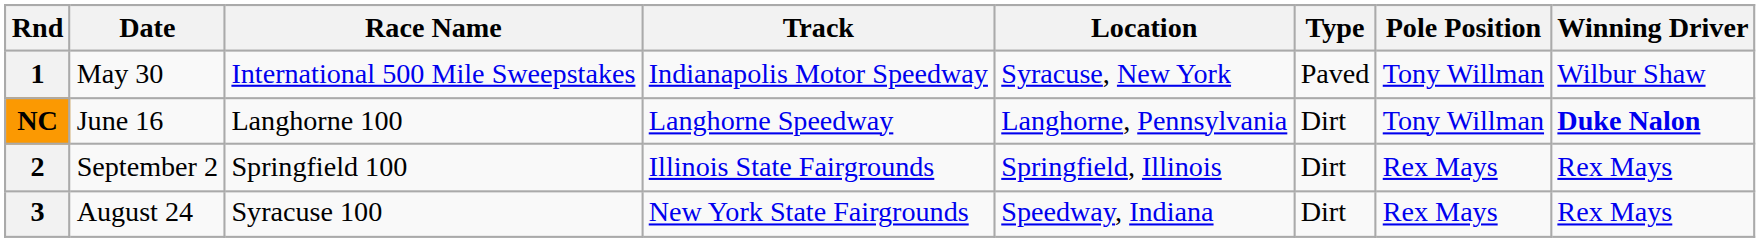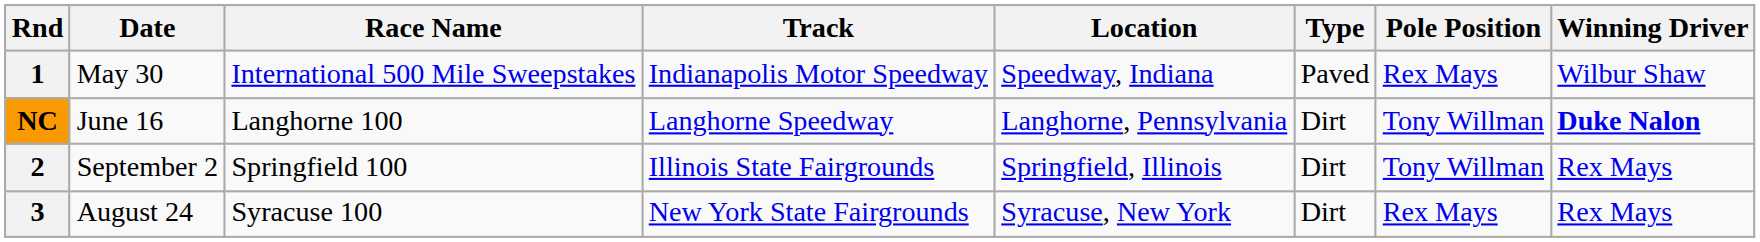(1116, 73) Syracuse, New York -> (1107, 73) Speedway, Indiana
(1463, 73) Tony Willman -> (1440, 73) Rex Mays
(1440, 166) Rex Mays -> (1463, 166) Tony Willman
(1107, 213) Speedway, Indiana -> (1116, 213) Syracuse, New York
